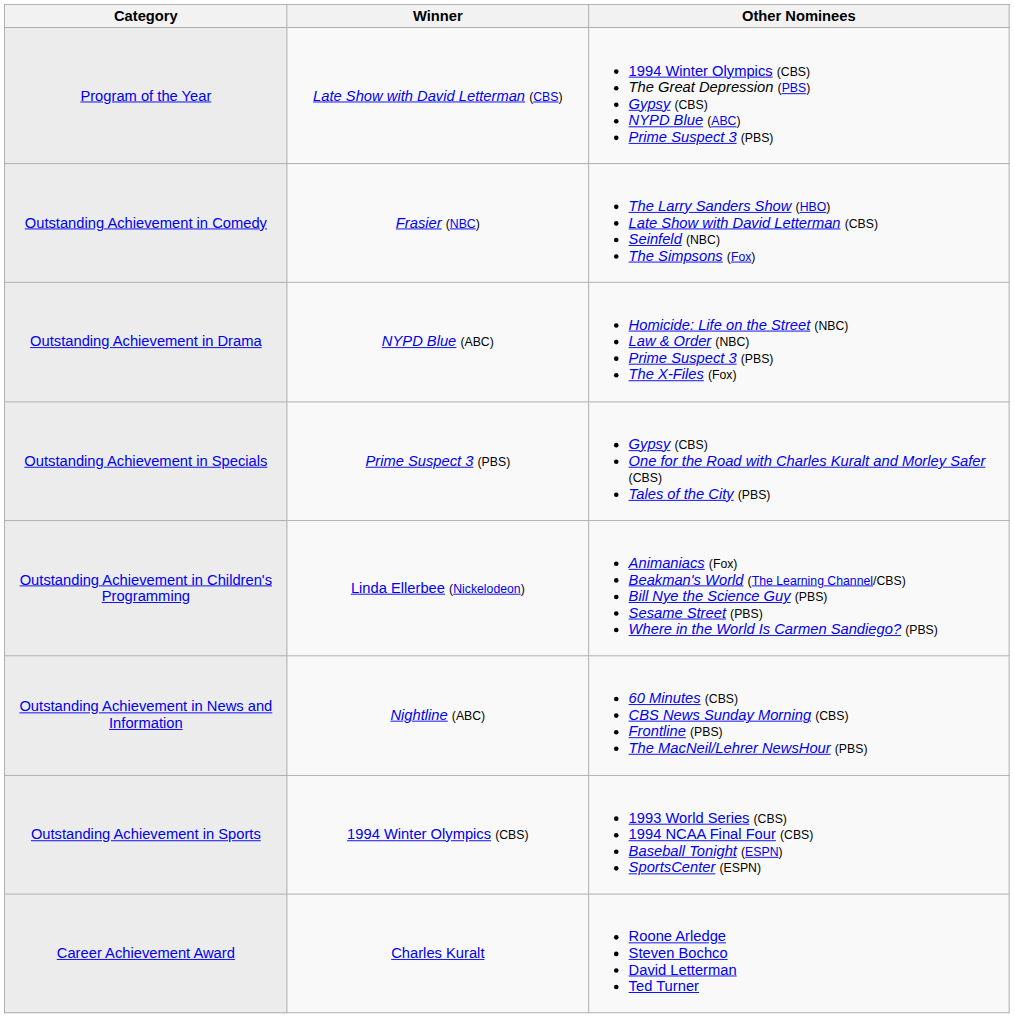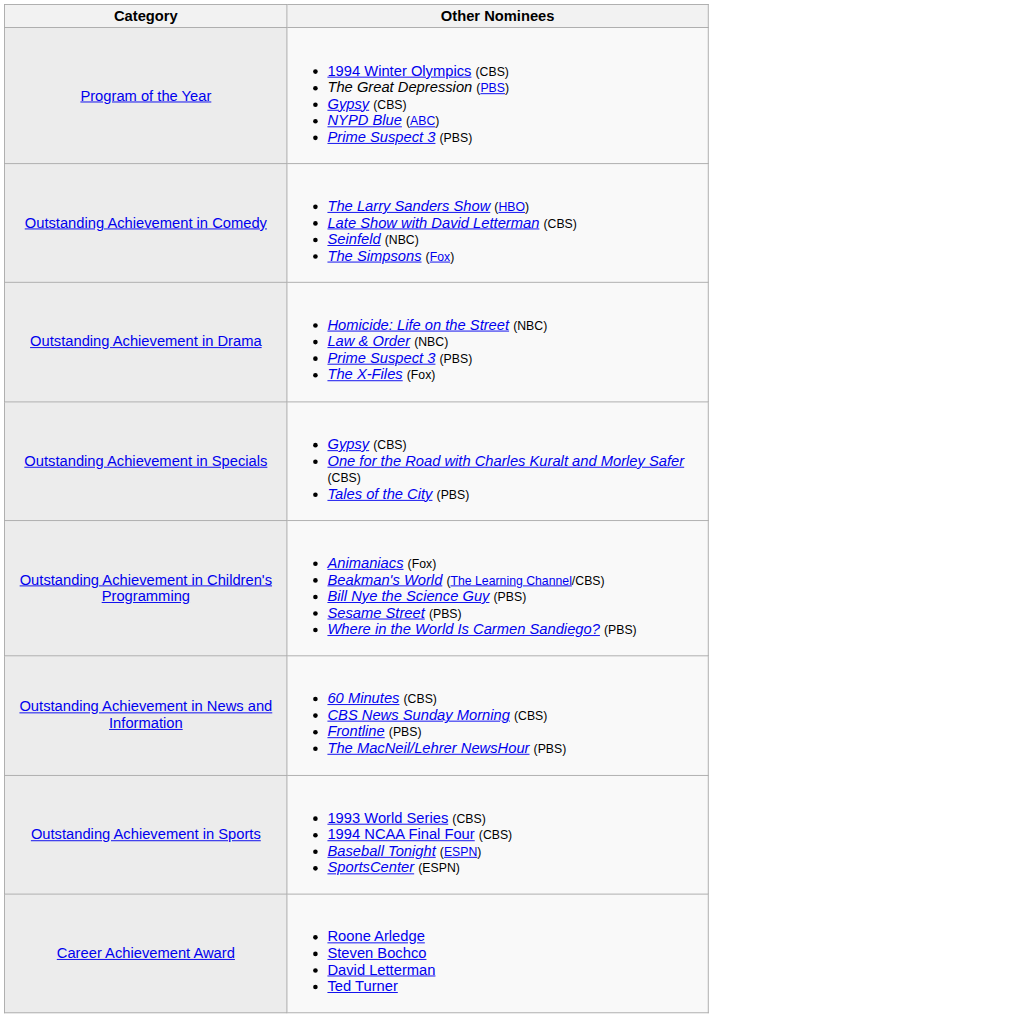- column: (438, 16)
